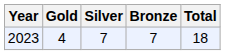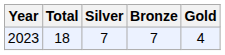columns swapped: (62, 16) <-> (200, 16)
